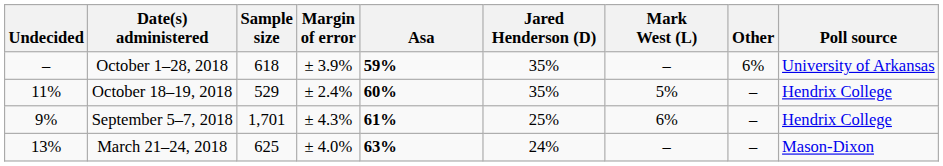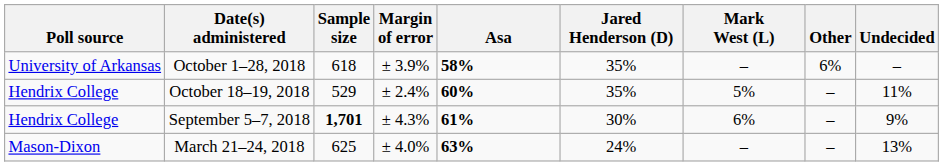columns swapped: (858, 38) <-> (46, 38)
(380, 65) 59% -> (457, 65) 58%
(267, 120) normal -> (344, 120) bold
(544, 120) 25% -> (621, 120) 30%
